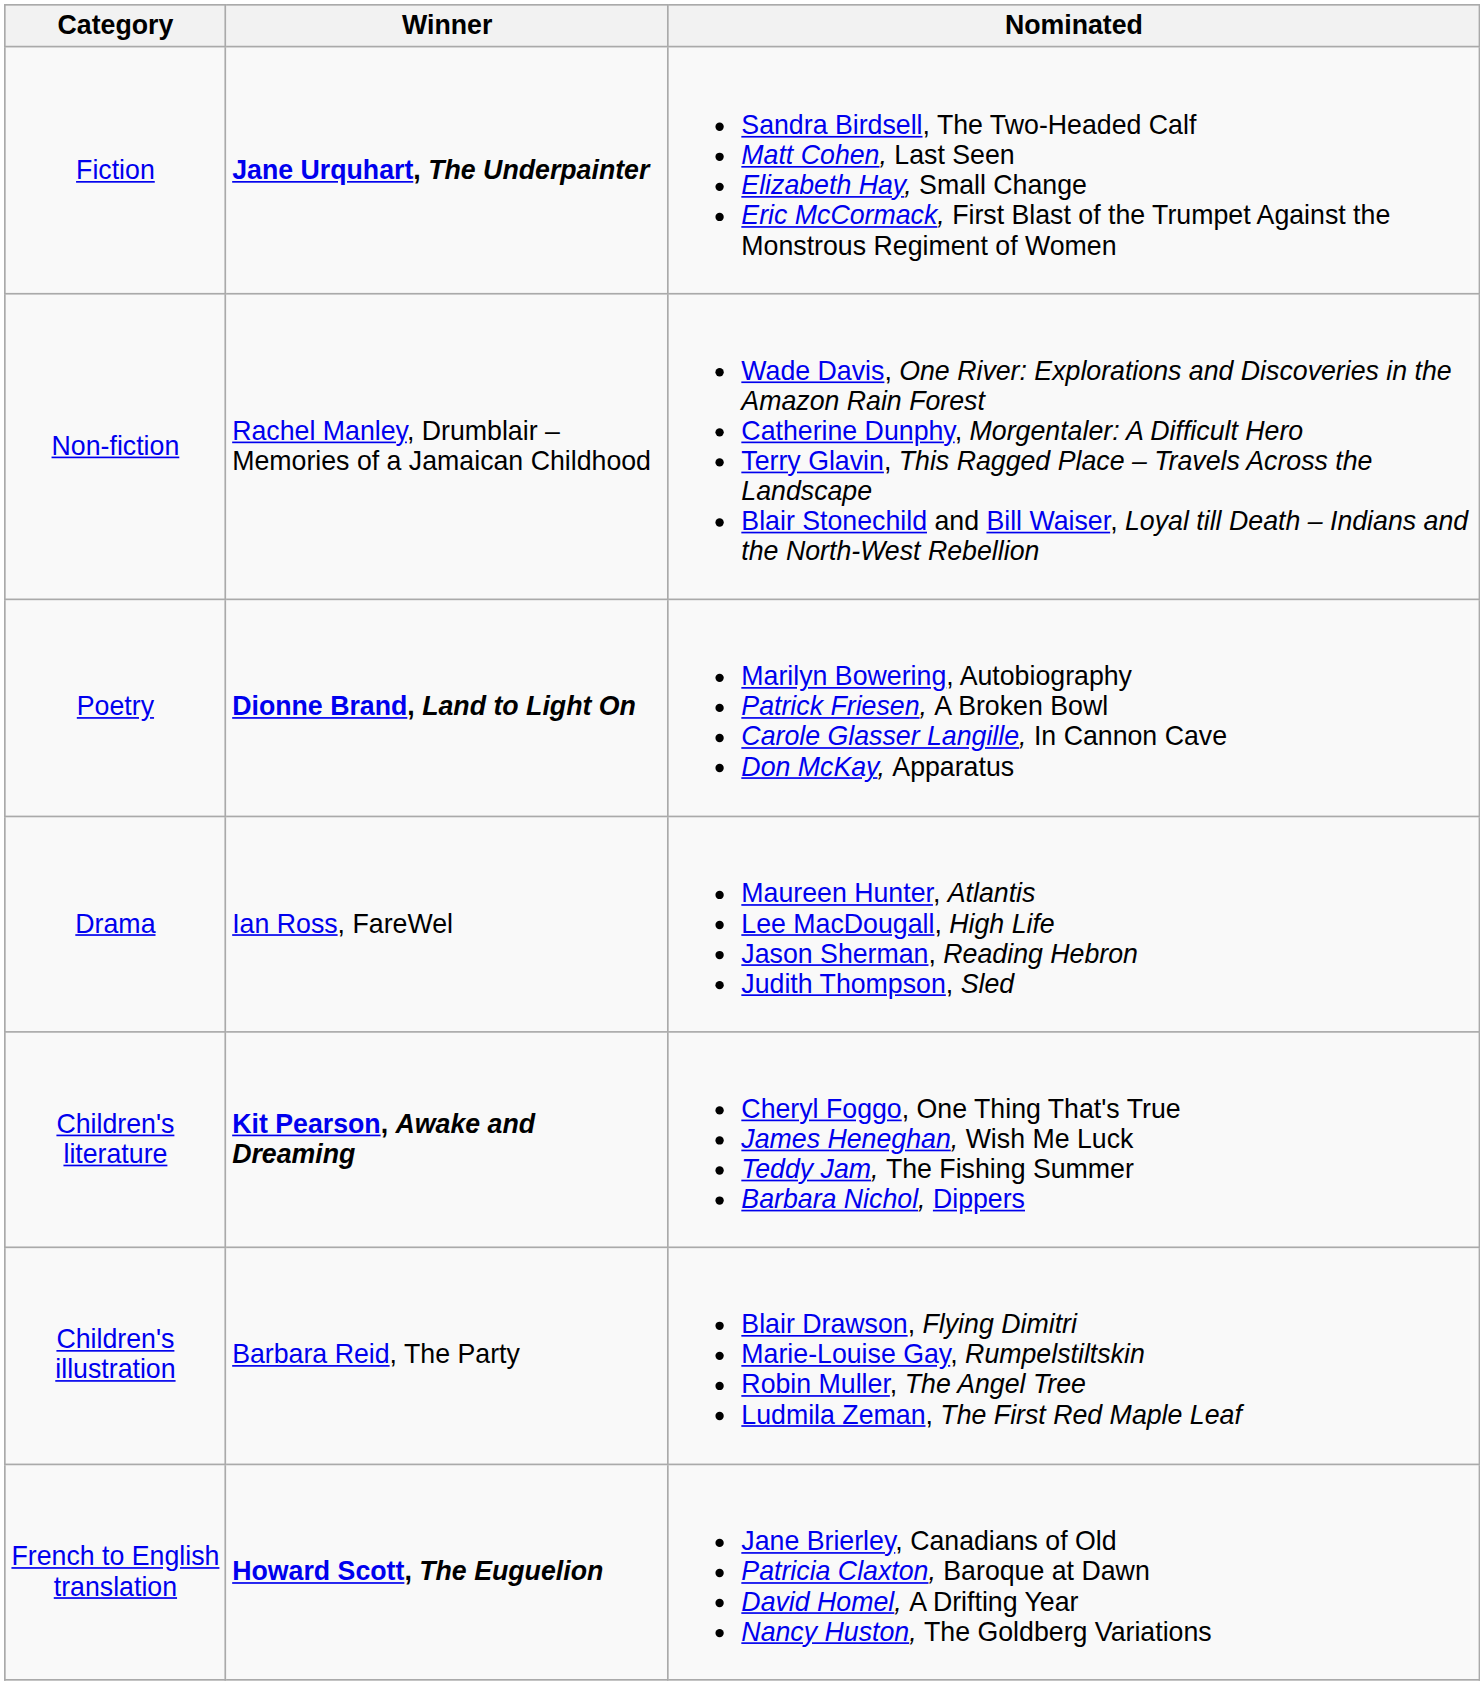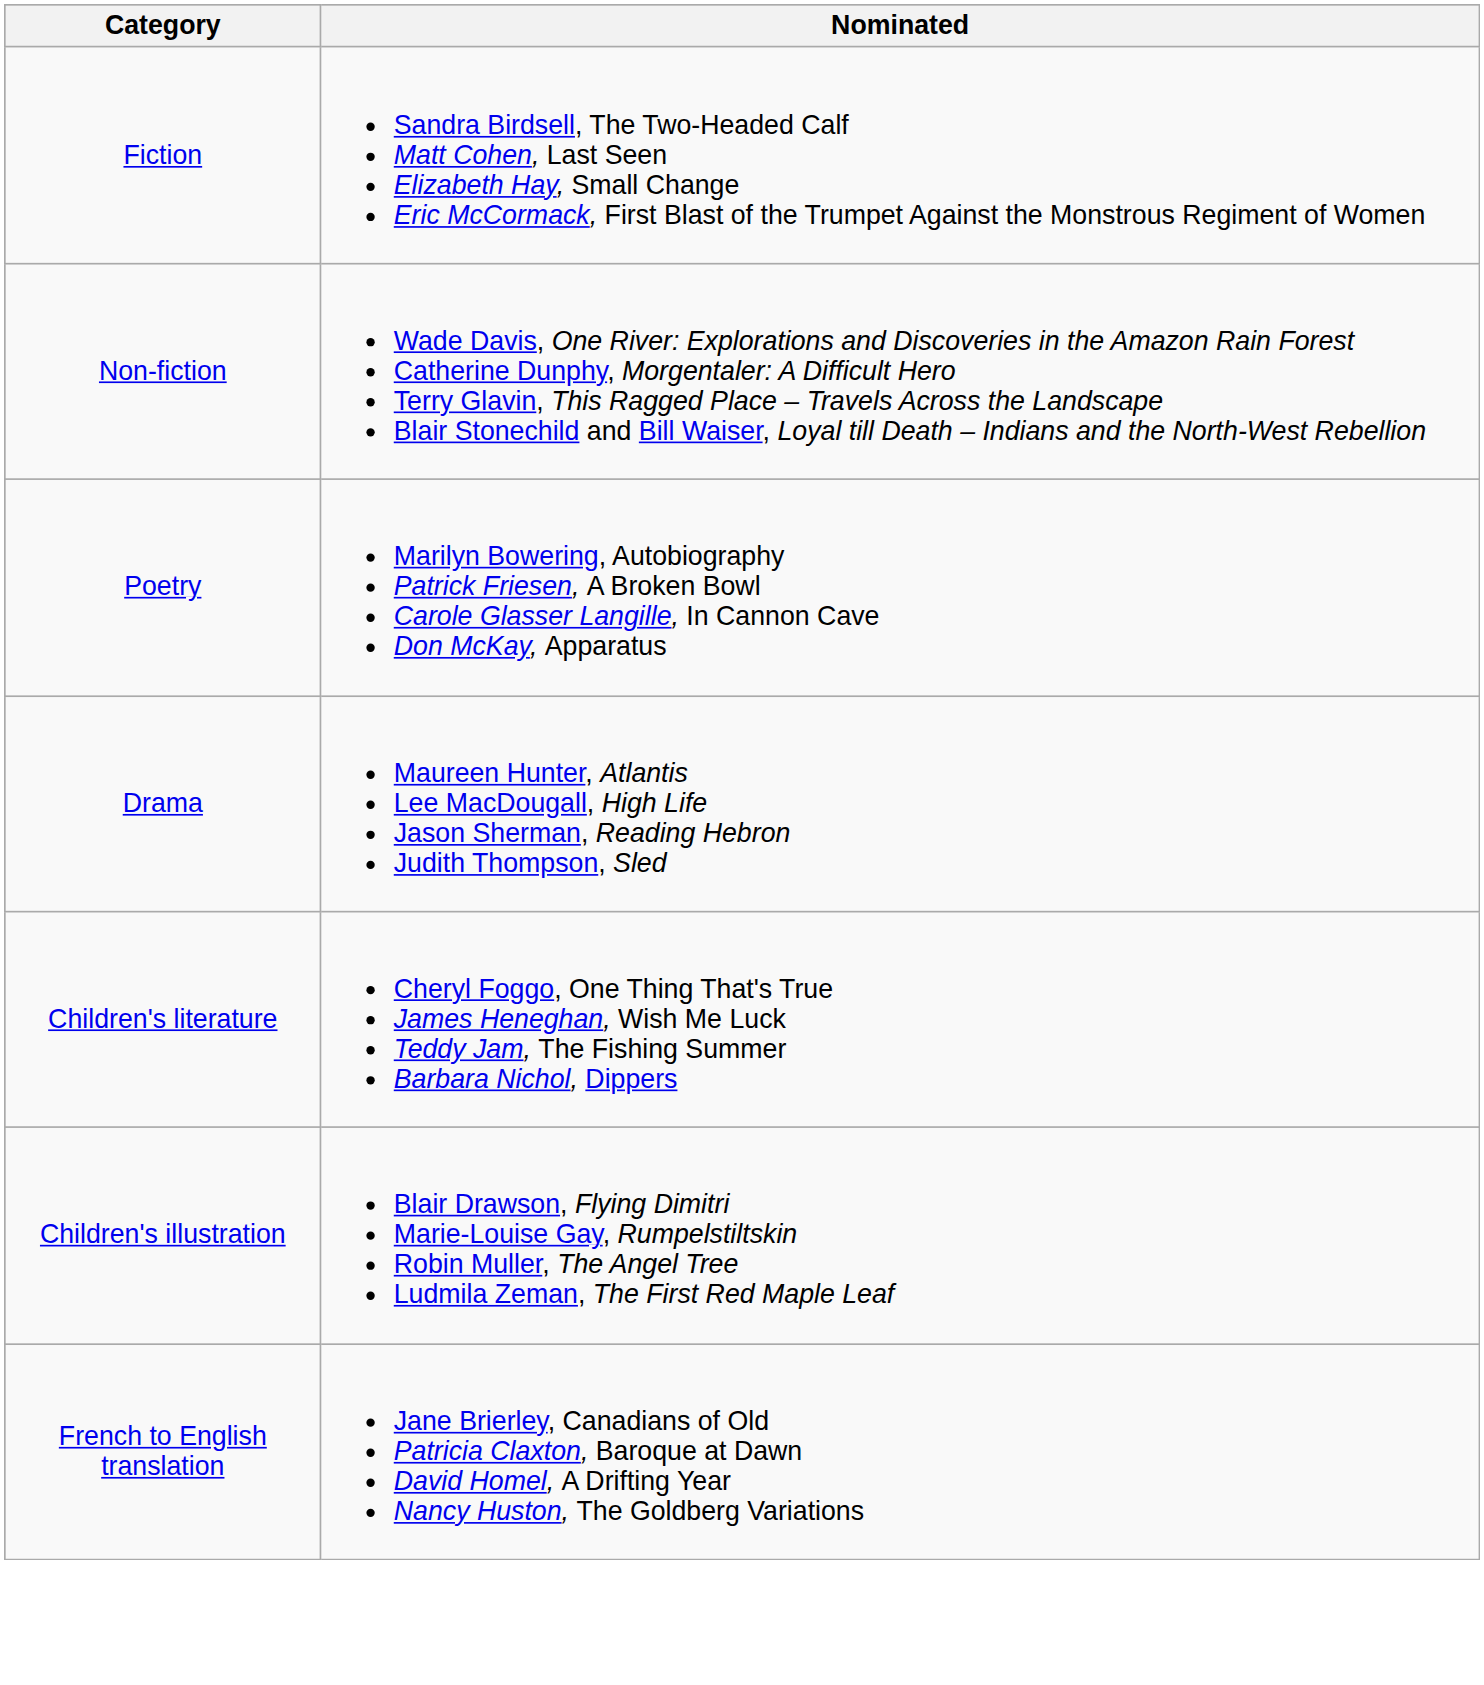- column: (447, 25)
